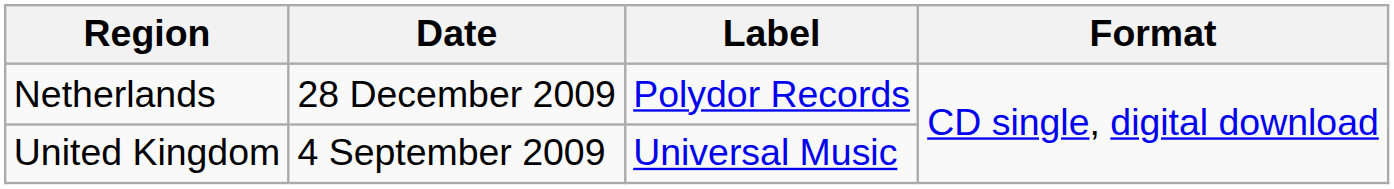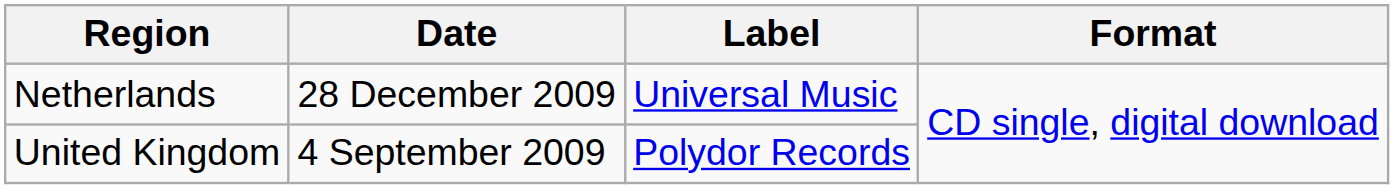(772, 93) Polydor Records -> (765, 93) Universal Music
(765, 152) Universal Music -> (772, 152) Polydor Records
